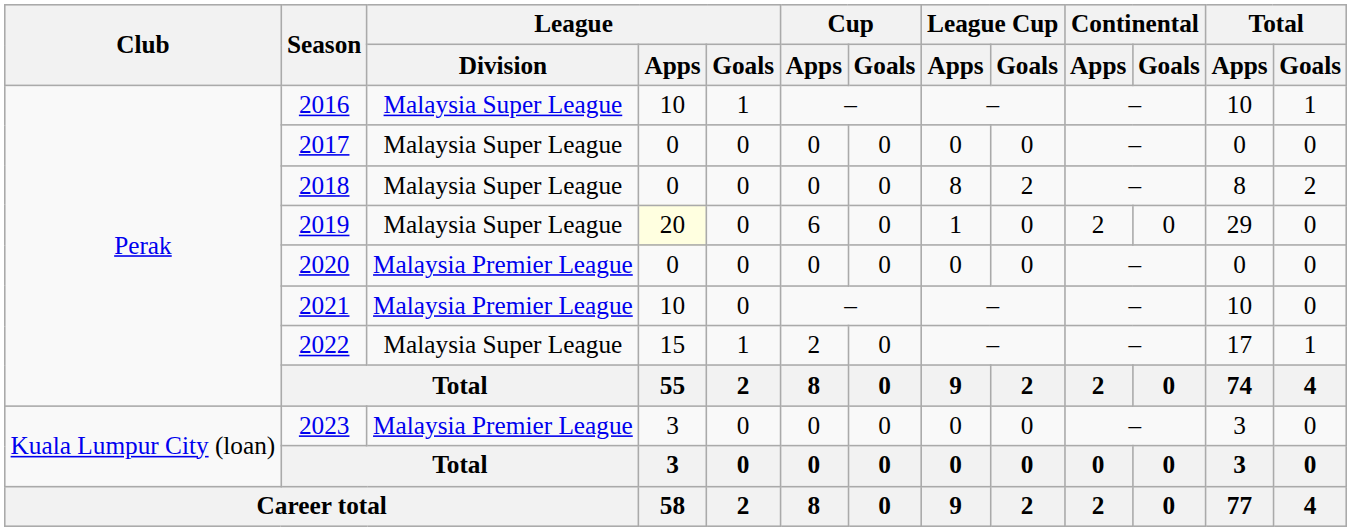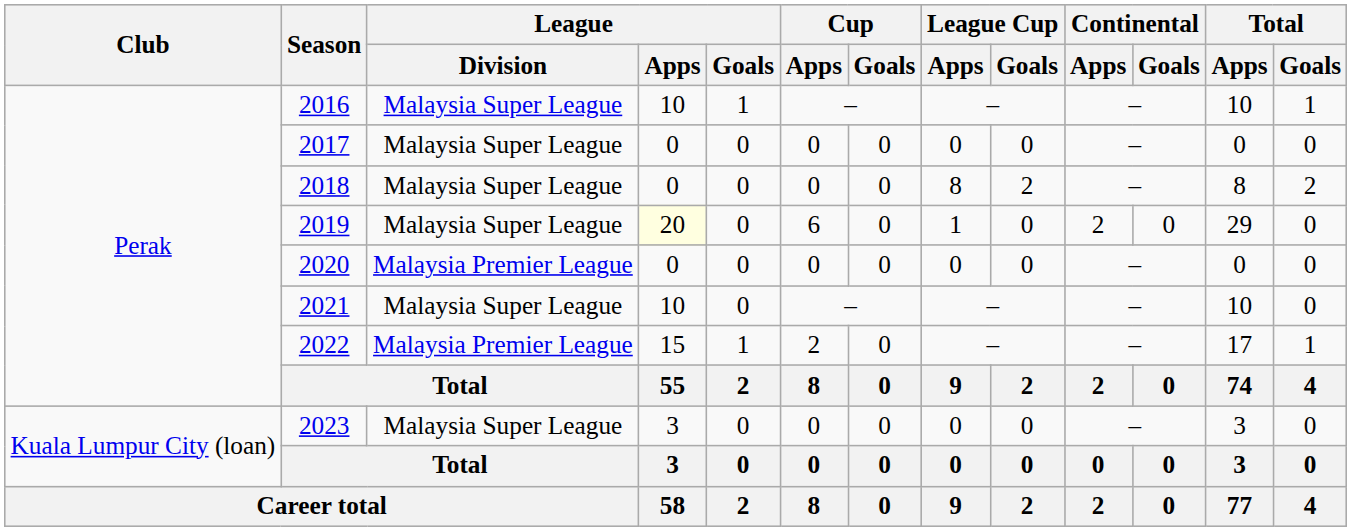(503, 305) Malaysia Premier League -> (503, 305) Malaysia Super League
(503, 345) Malaysia Super League -> (503, 345) Malaysia Premier League
(503, 425) Malaysia Premier League -> (503, 425) Malaysia Super League
